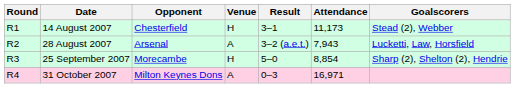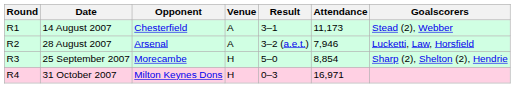(231, 28) H -> (230, 28) A
(326, 43) 7,943 -> (326, 43) 7,946
(230, 75) A -> (231, 75) H
